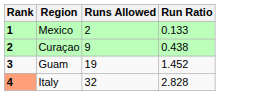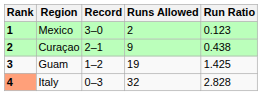+ column: (103, 13)
(175, 30) 0.133 -> (217, 30) 0.123
(175, 64) 1.452 -> (217, 64) 1.425
